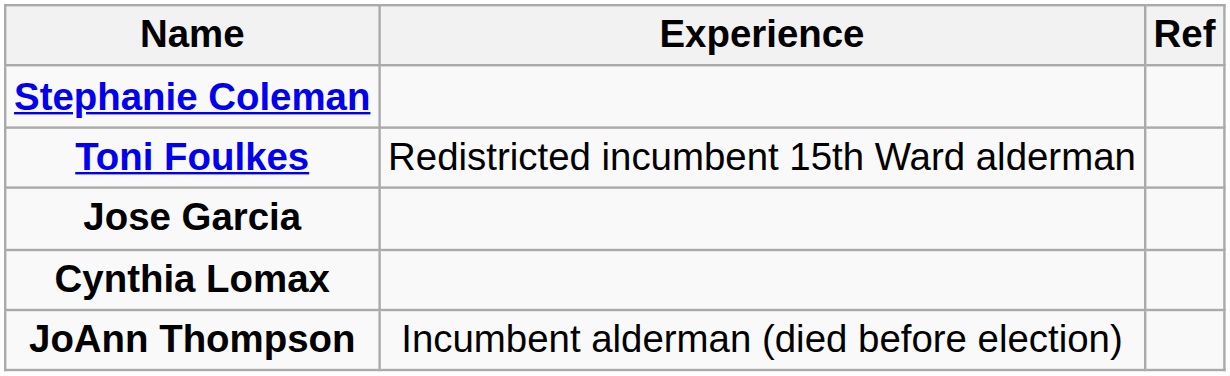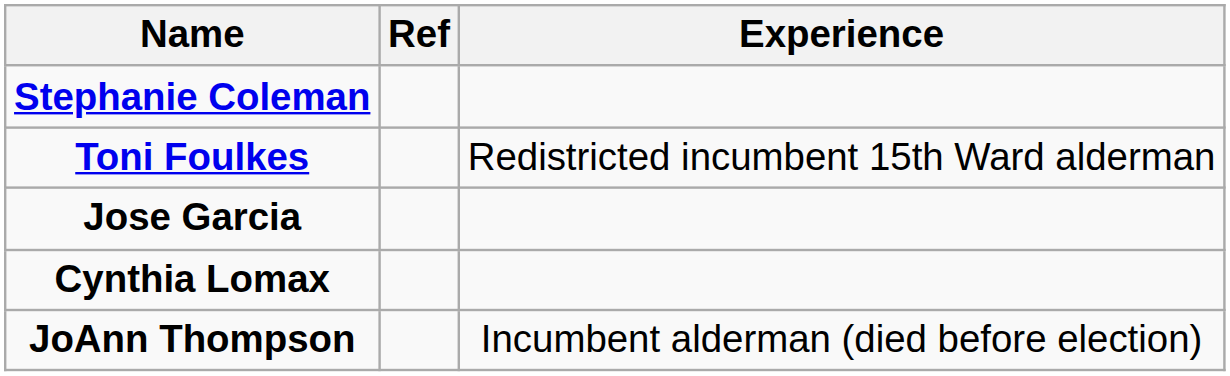columns swapped: (762, 34) <-> (1184, 34)
